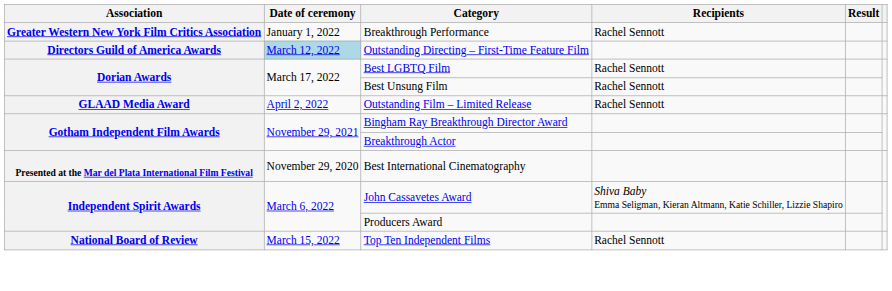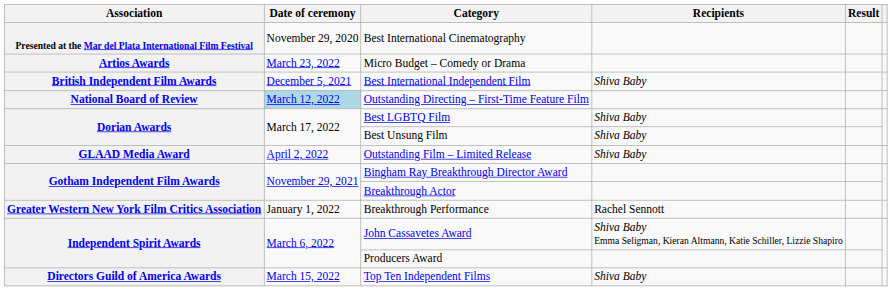rows swapped: (445, 166) <-> (426, 31)
+ row: (444, 63)
+ row: (447, 81)
(134, 50) Directors Guild of America Awards -> (134, 99) National Board of Review
(629, 68) Rachel Sennott -> (620, 117) Shiva Baby
(629, 86) Rachel Sennott -> (620, 136) Shiva Baby
(629, 104) Rachel Sennott -> (620, 154) Shiva Baby
(134, 240) National Board of Review -> (134, 277) Directors Guild of America Awards
(629, 240) Rachel Sennott -> (620, 277) Shiva Baby
